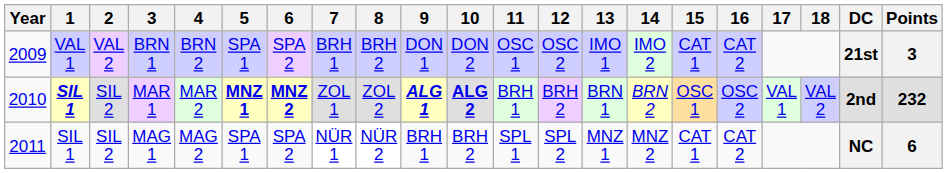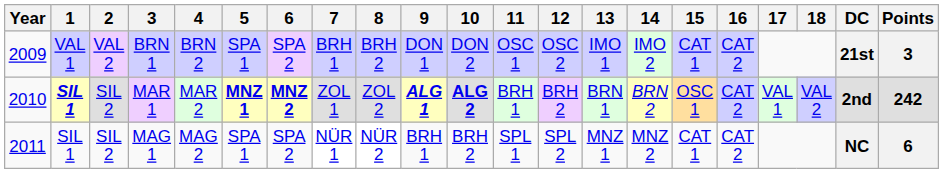(740, 99) OSC 2 -> (738, 99) CAT 2
(912, 99) 232 -> (908, 99) 242
